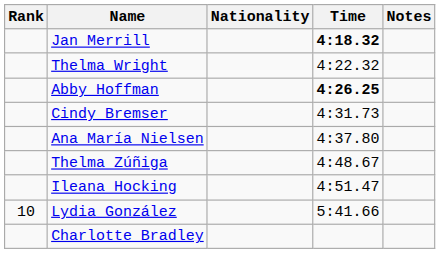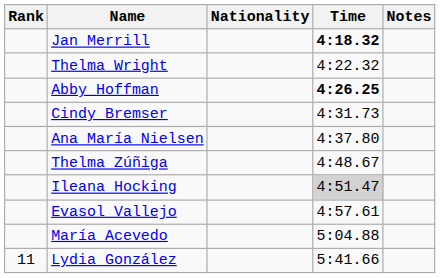(348, 187) no background -> (348, 187) lightgrey background
+ row: (114, 212)
+ row: (109, 236)
(26, 212) 10 -> (26, 260) 11
- row: (127, 236)
